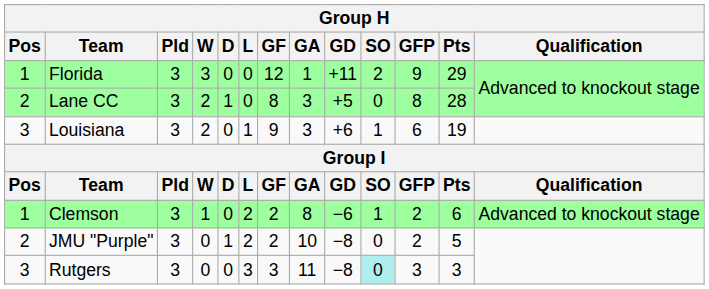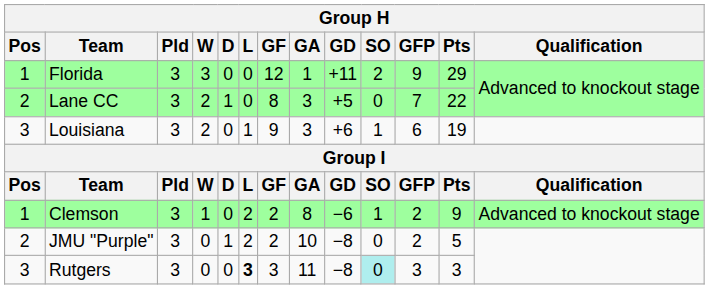(417, 102) 8 -> (417, 102) 7
(457, 102) 28 -> (457, 102) 22
(457, 213) 6 -> (457, 213) 9
(248, 269) normal -> (248, 269) bold
